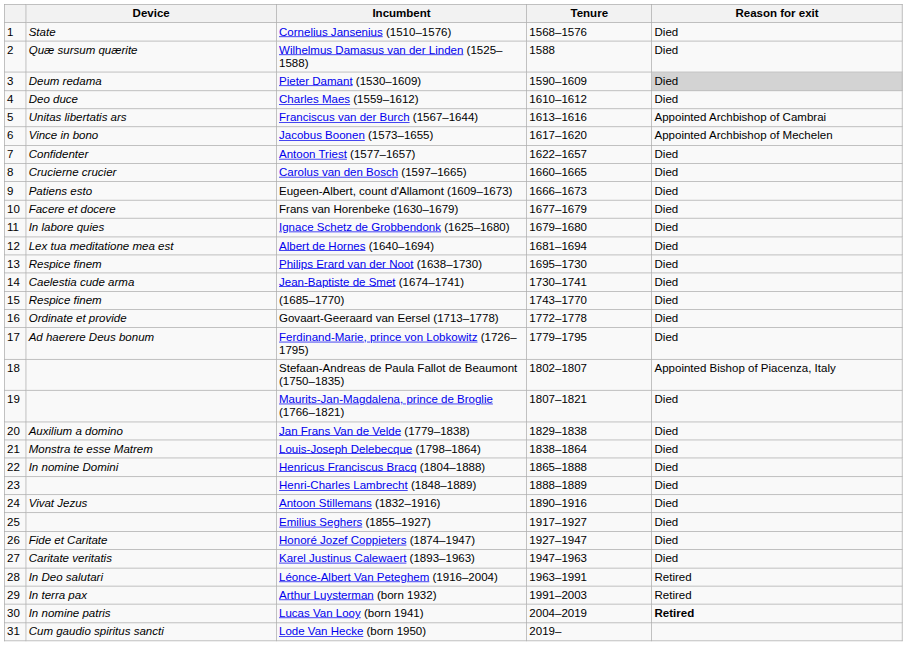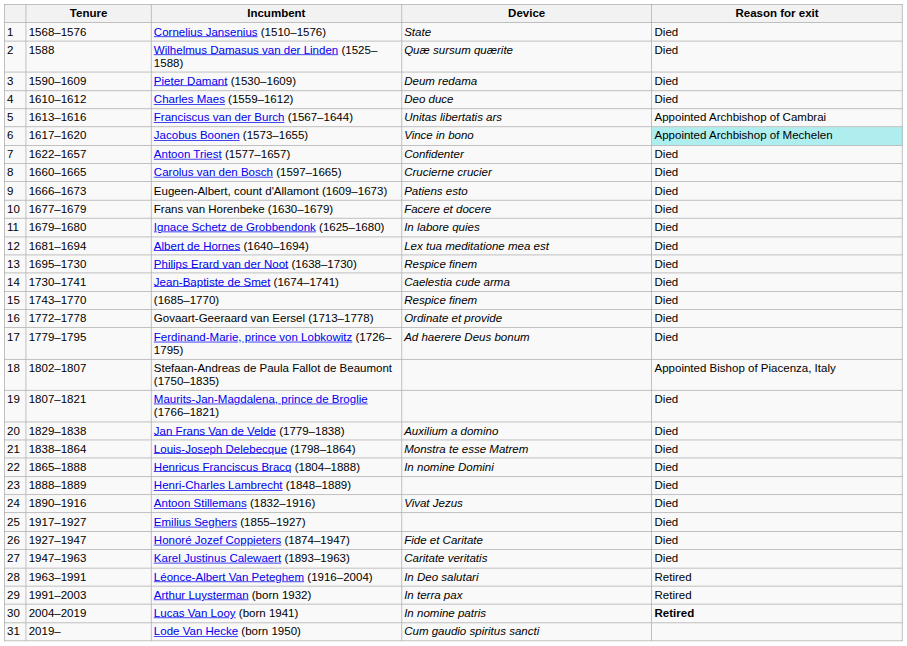columns swapped: (589, 13) <-> (151, 13)
(666, 81) lightgrey background -> (666, 81) no background
(744, 136) no background -> (744, 136) paleturquoise background
